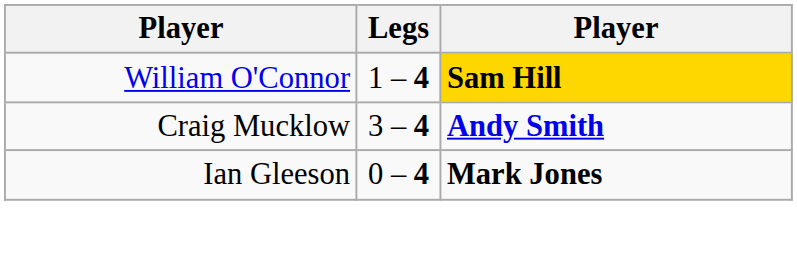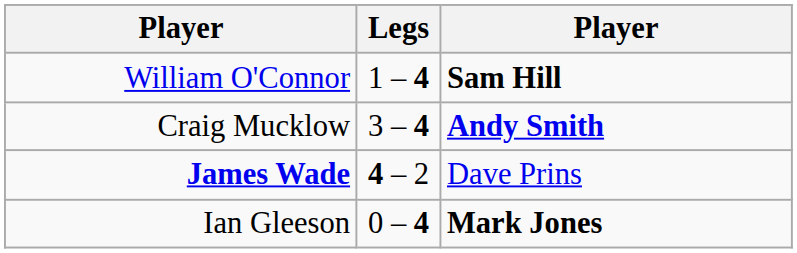(504, 77) gold background -> (504, 77) no background
+ row: (268, 174)
